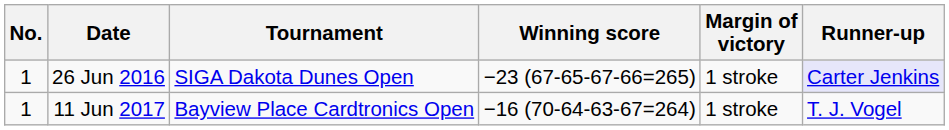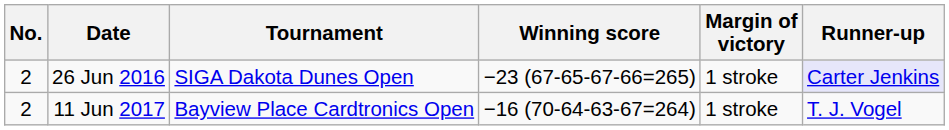(26, 77) 1 -> (26, 77) 2
(26, 109) 1 -> (26, 109) 2
